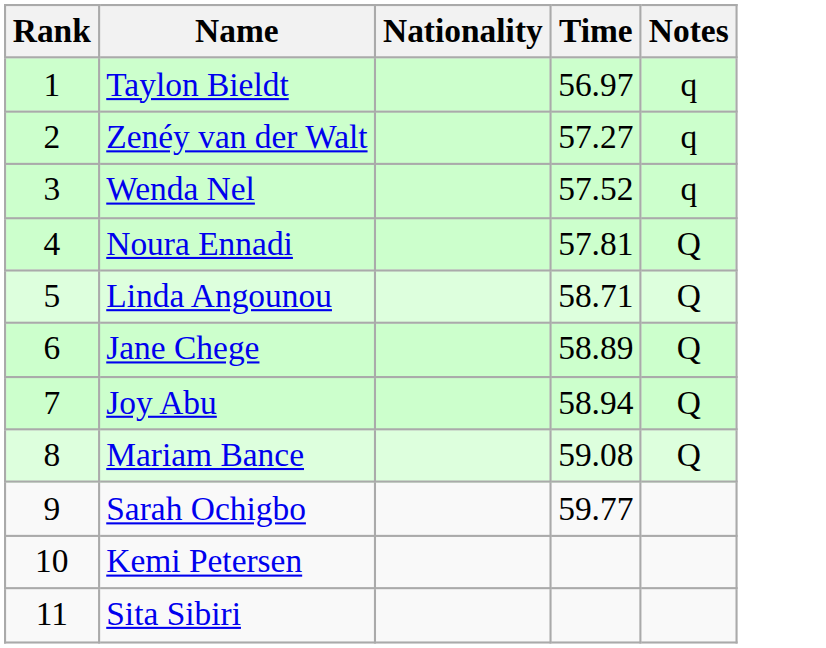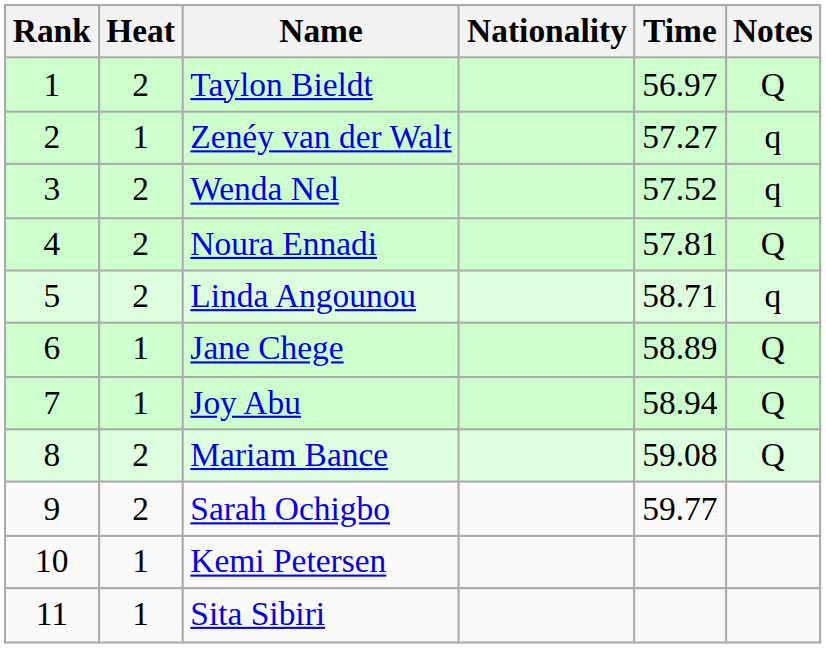+ column: (141, 31)
(689, 84) q -> (773, 84) Q
(689, 296) Q -> (773, 296) q
